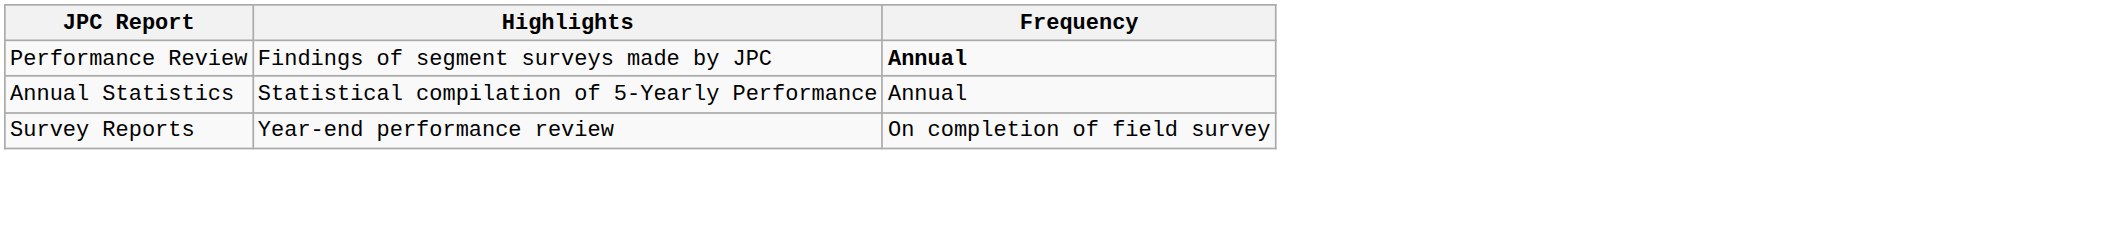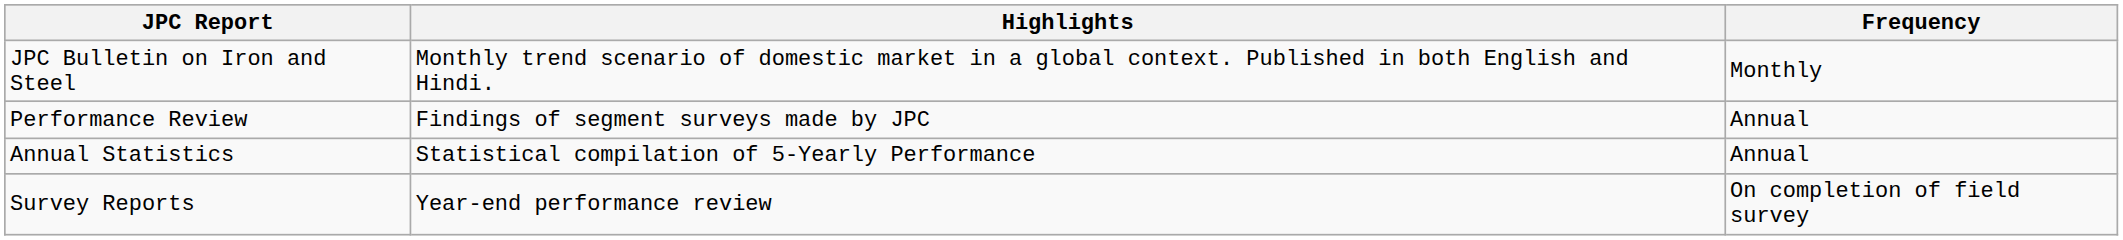+ row: (168, 71)
(928, 59) bold -> (1770, 120) normal
